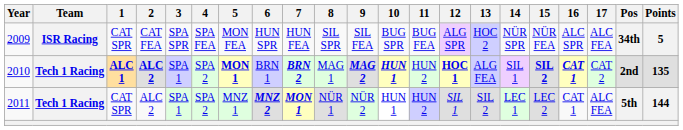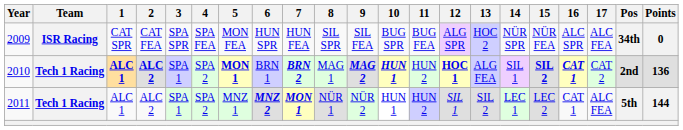(661, 39) 5 -> (661, 39) 0
(661, 71) 135 -> (661, 71) 136
(122, 103) CAT SPR -> (122, 103) ALC 1
